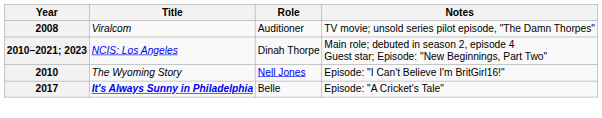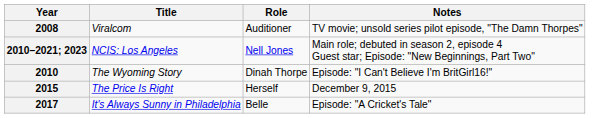(289, 50) Dinah Thorpe -> (269, 50) Nell Jones
(282, 72) Nell Jones -> (276, 72) Dinah Thorpe
+ row: (47, 89)
(172, 89) bold -> (166, 105) normal
